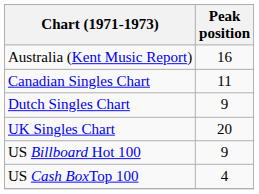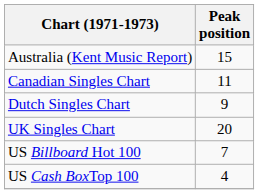(225, 57) 16 -> (225, 57) 15
(225, 152) 9 -> (225, 152) 7
